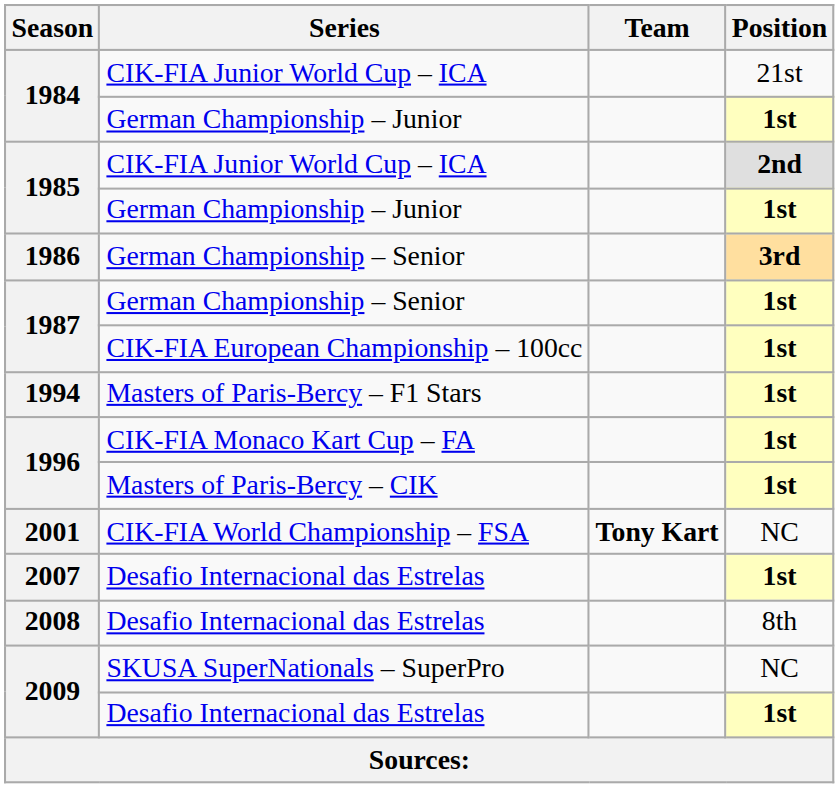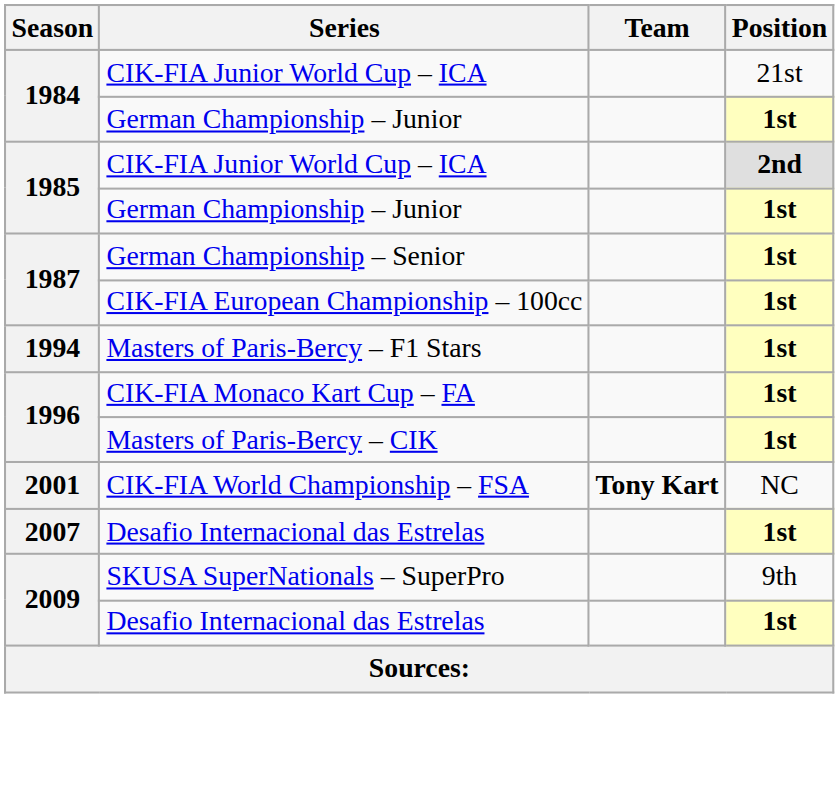- row: (52, 255)
- row: (52, 622)
(780, 667) NC -> (779, 576) 9th
